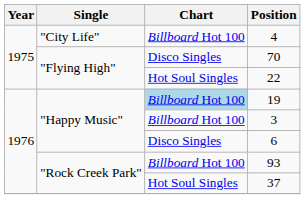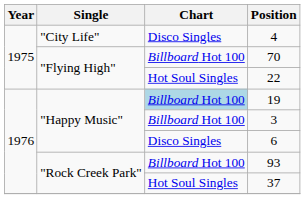(196, 36) Billboard Hot 100 -> (185, 36) Disco Singles
(185, 57) Disco Singles -> (196, 57) Billboard Hot 100
